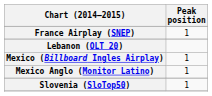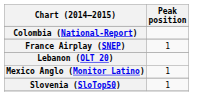+ row: (75, 33)
- row: (85, 59)
